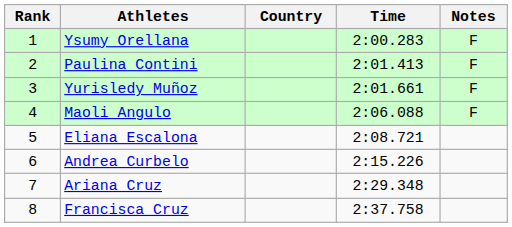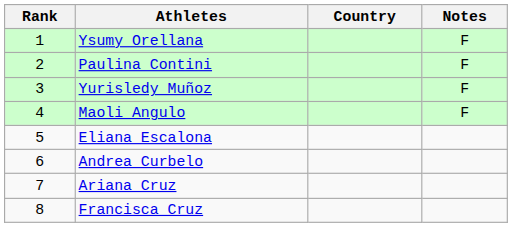- column: (388, 17)
